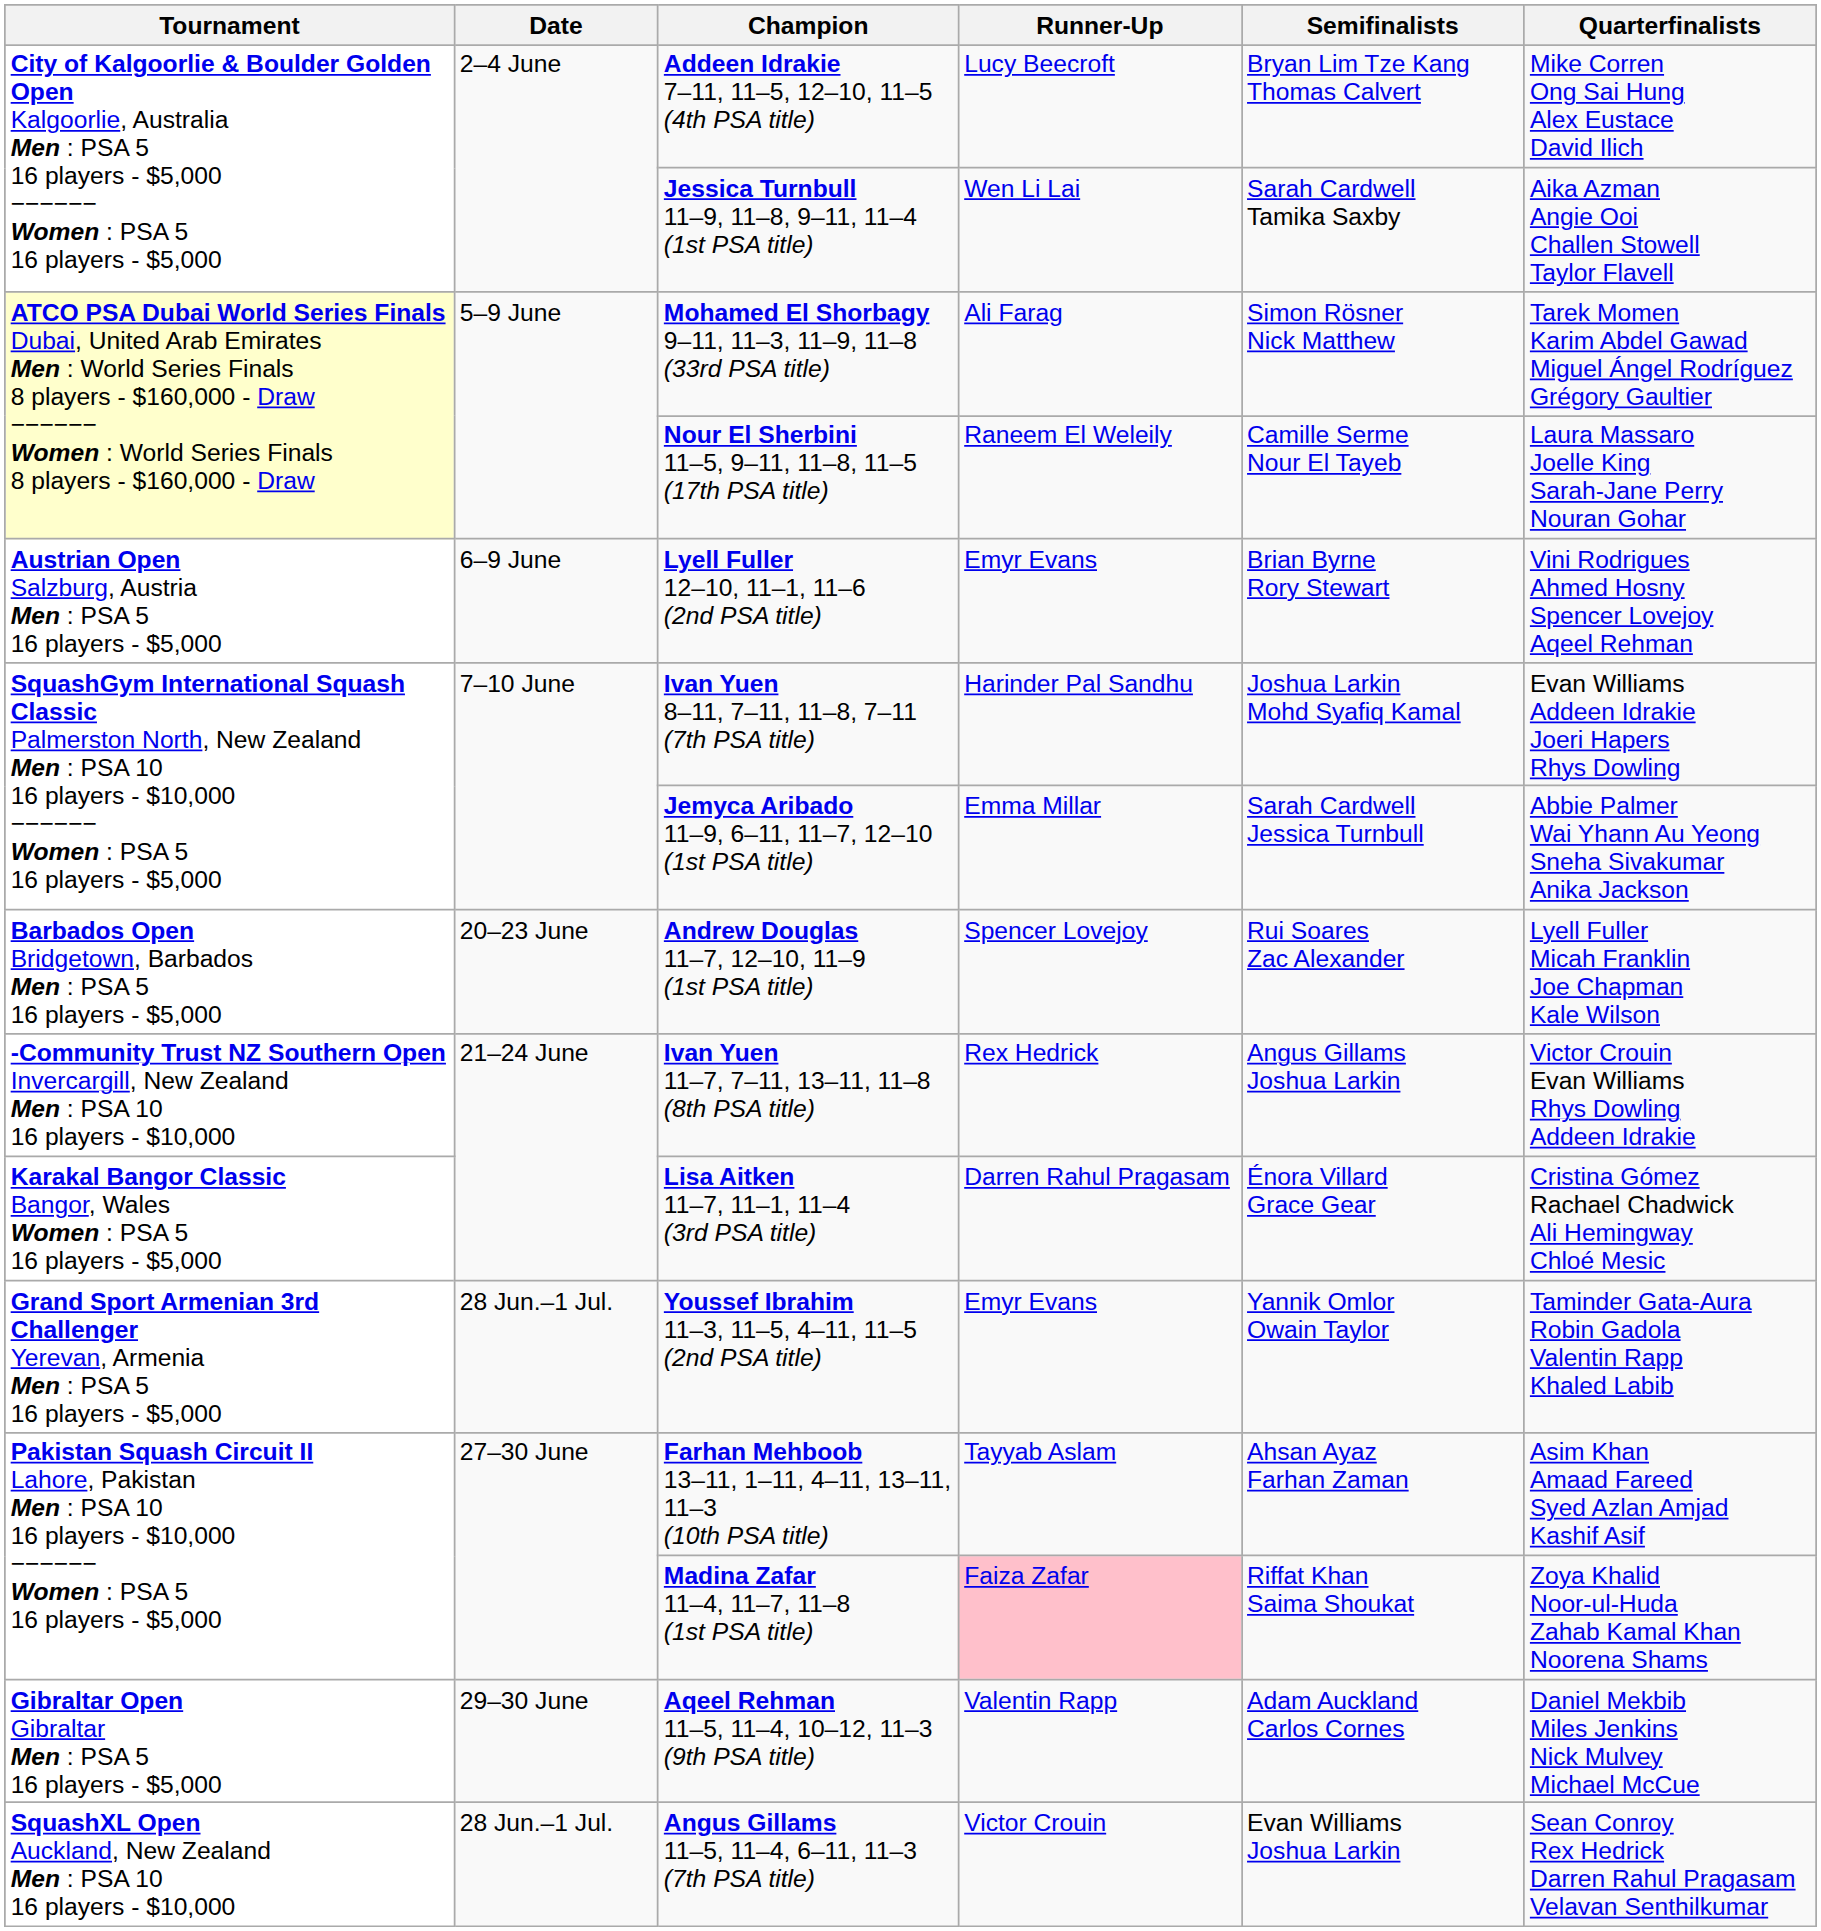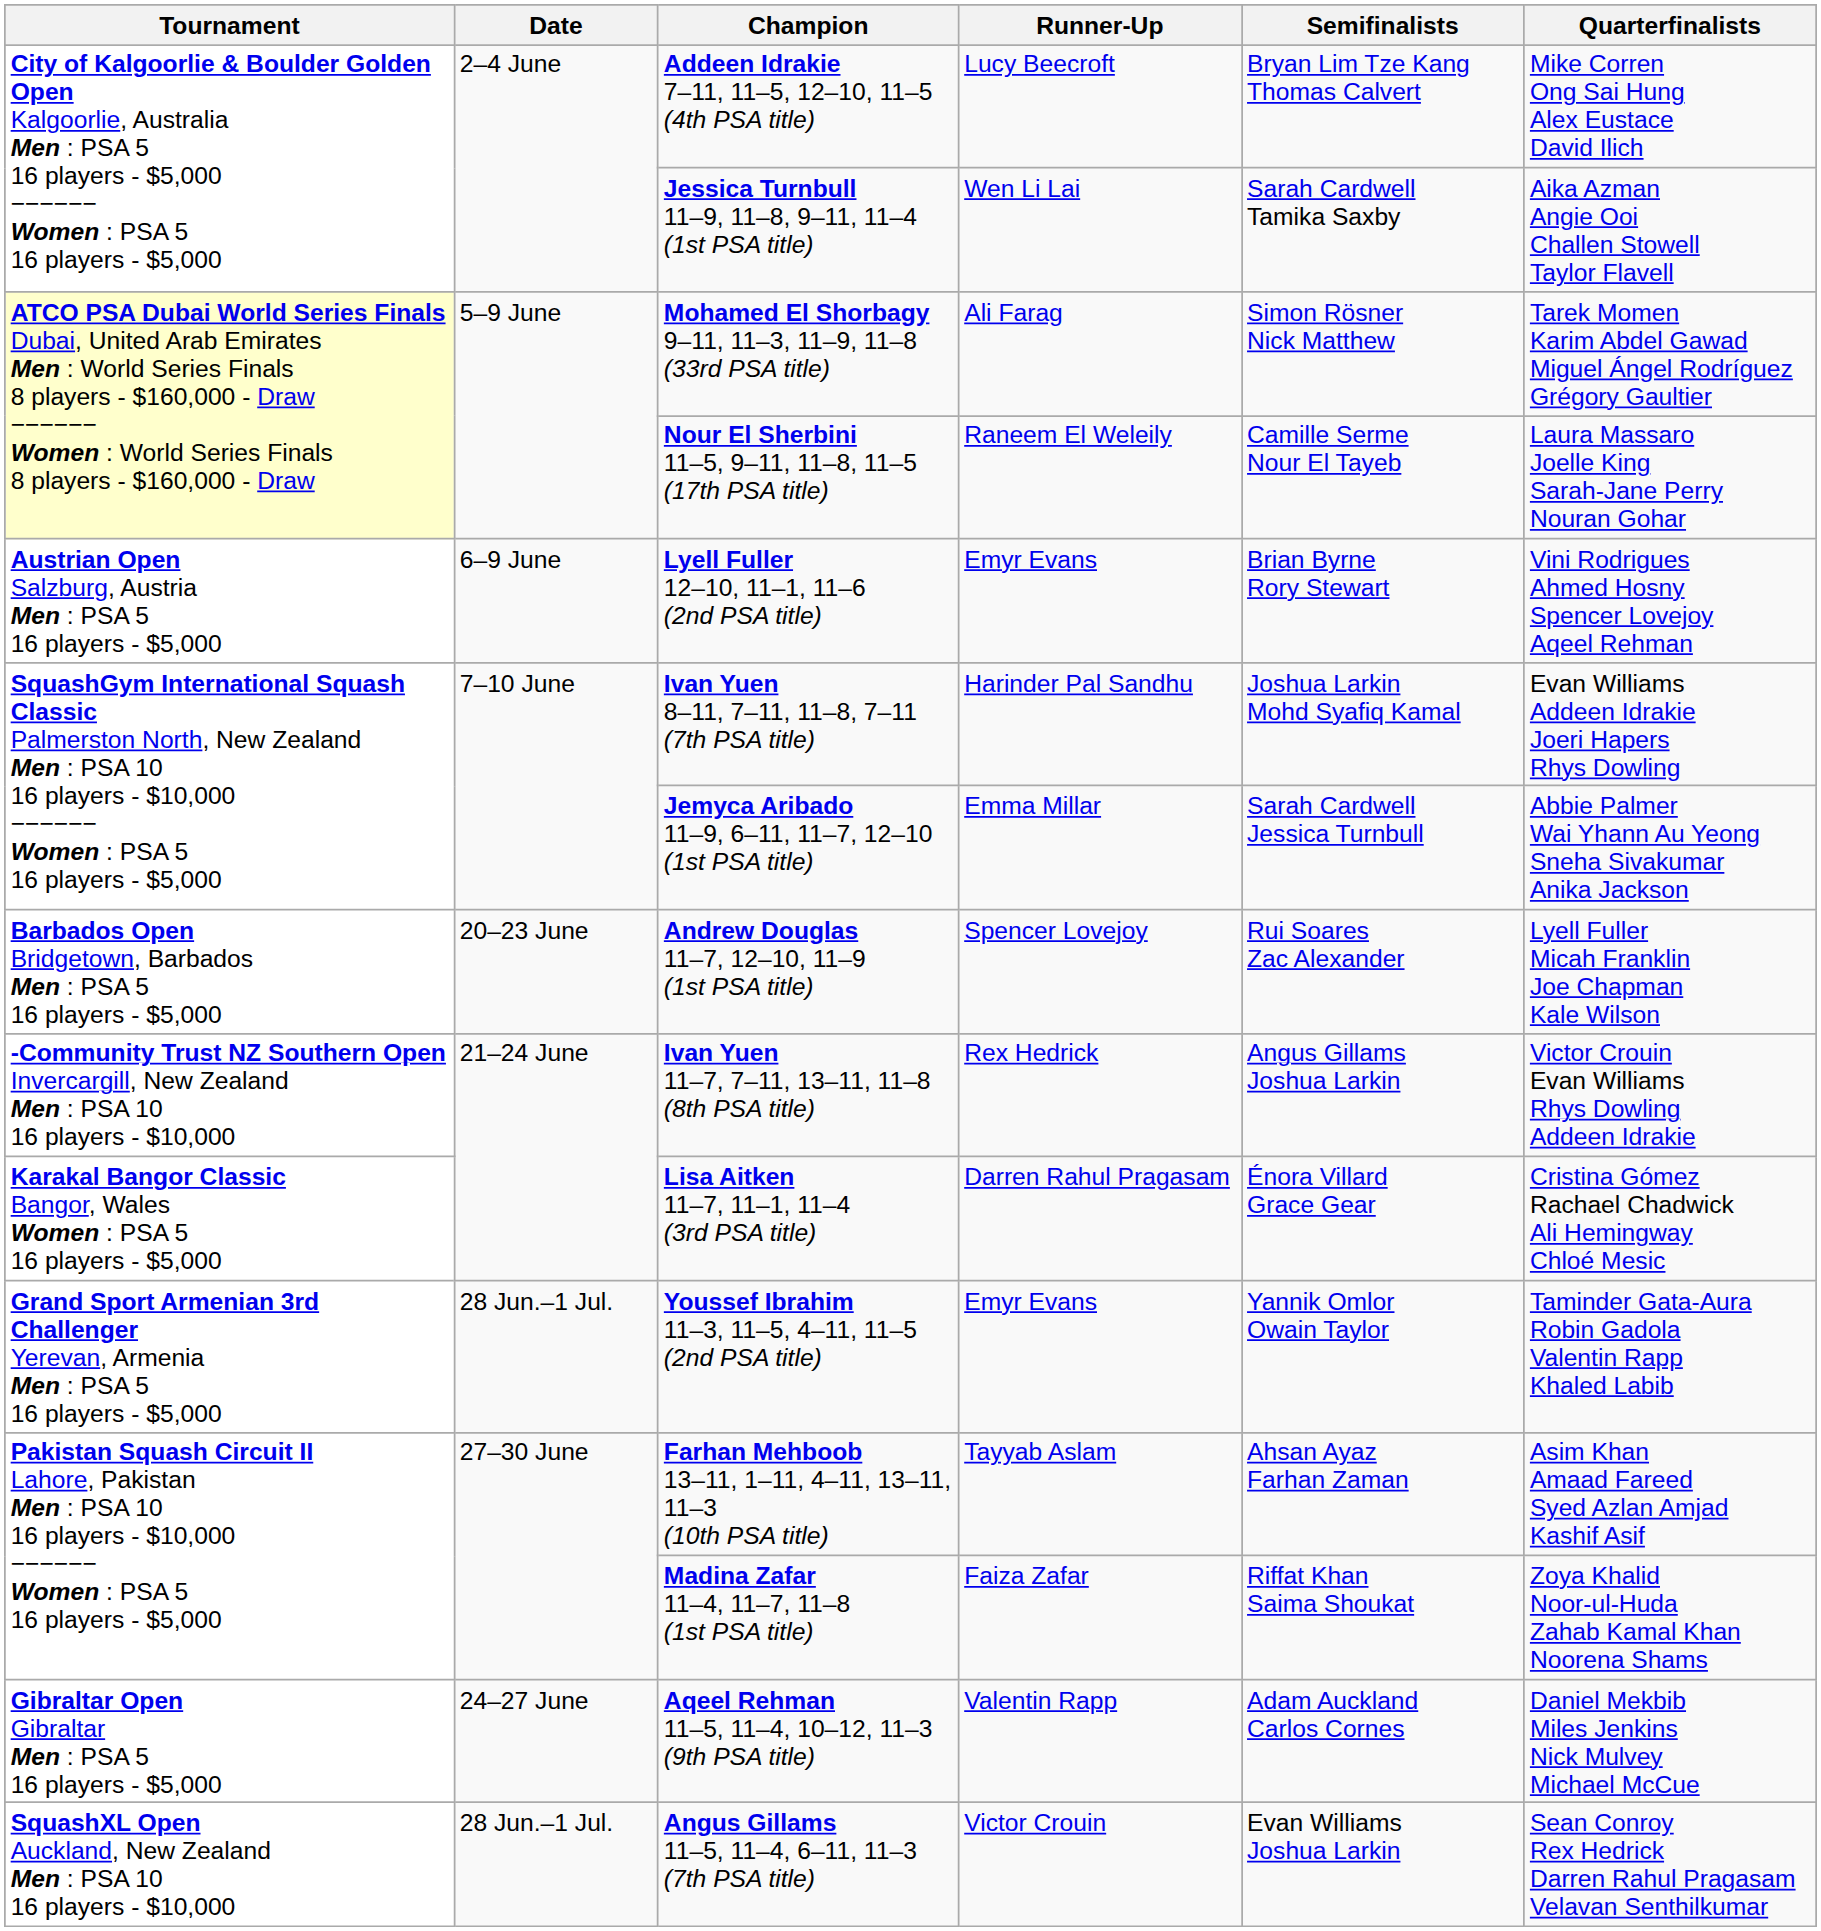(1027, 1575) pink background -> (1027, 1575) no background
(524, 1699) 29–30 June -> (524, 1699) 24–27 June
